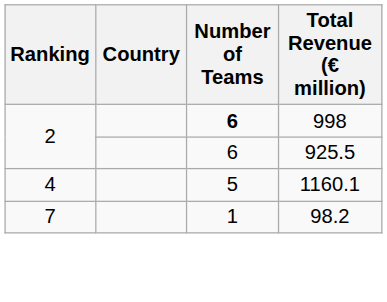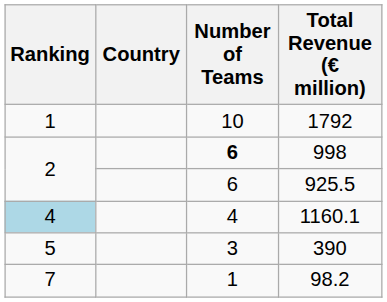+ row: (330, 120)
(50, 184) no background -> (50, 216) lightblue background
(232, 184) 5 -> (232, 216) 4
+ row: (330, 248)
